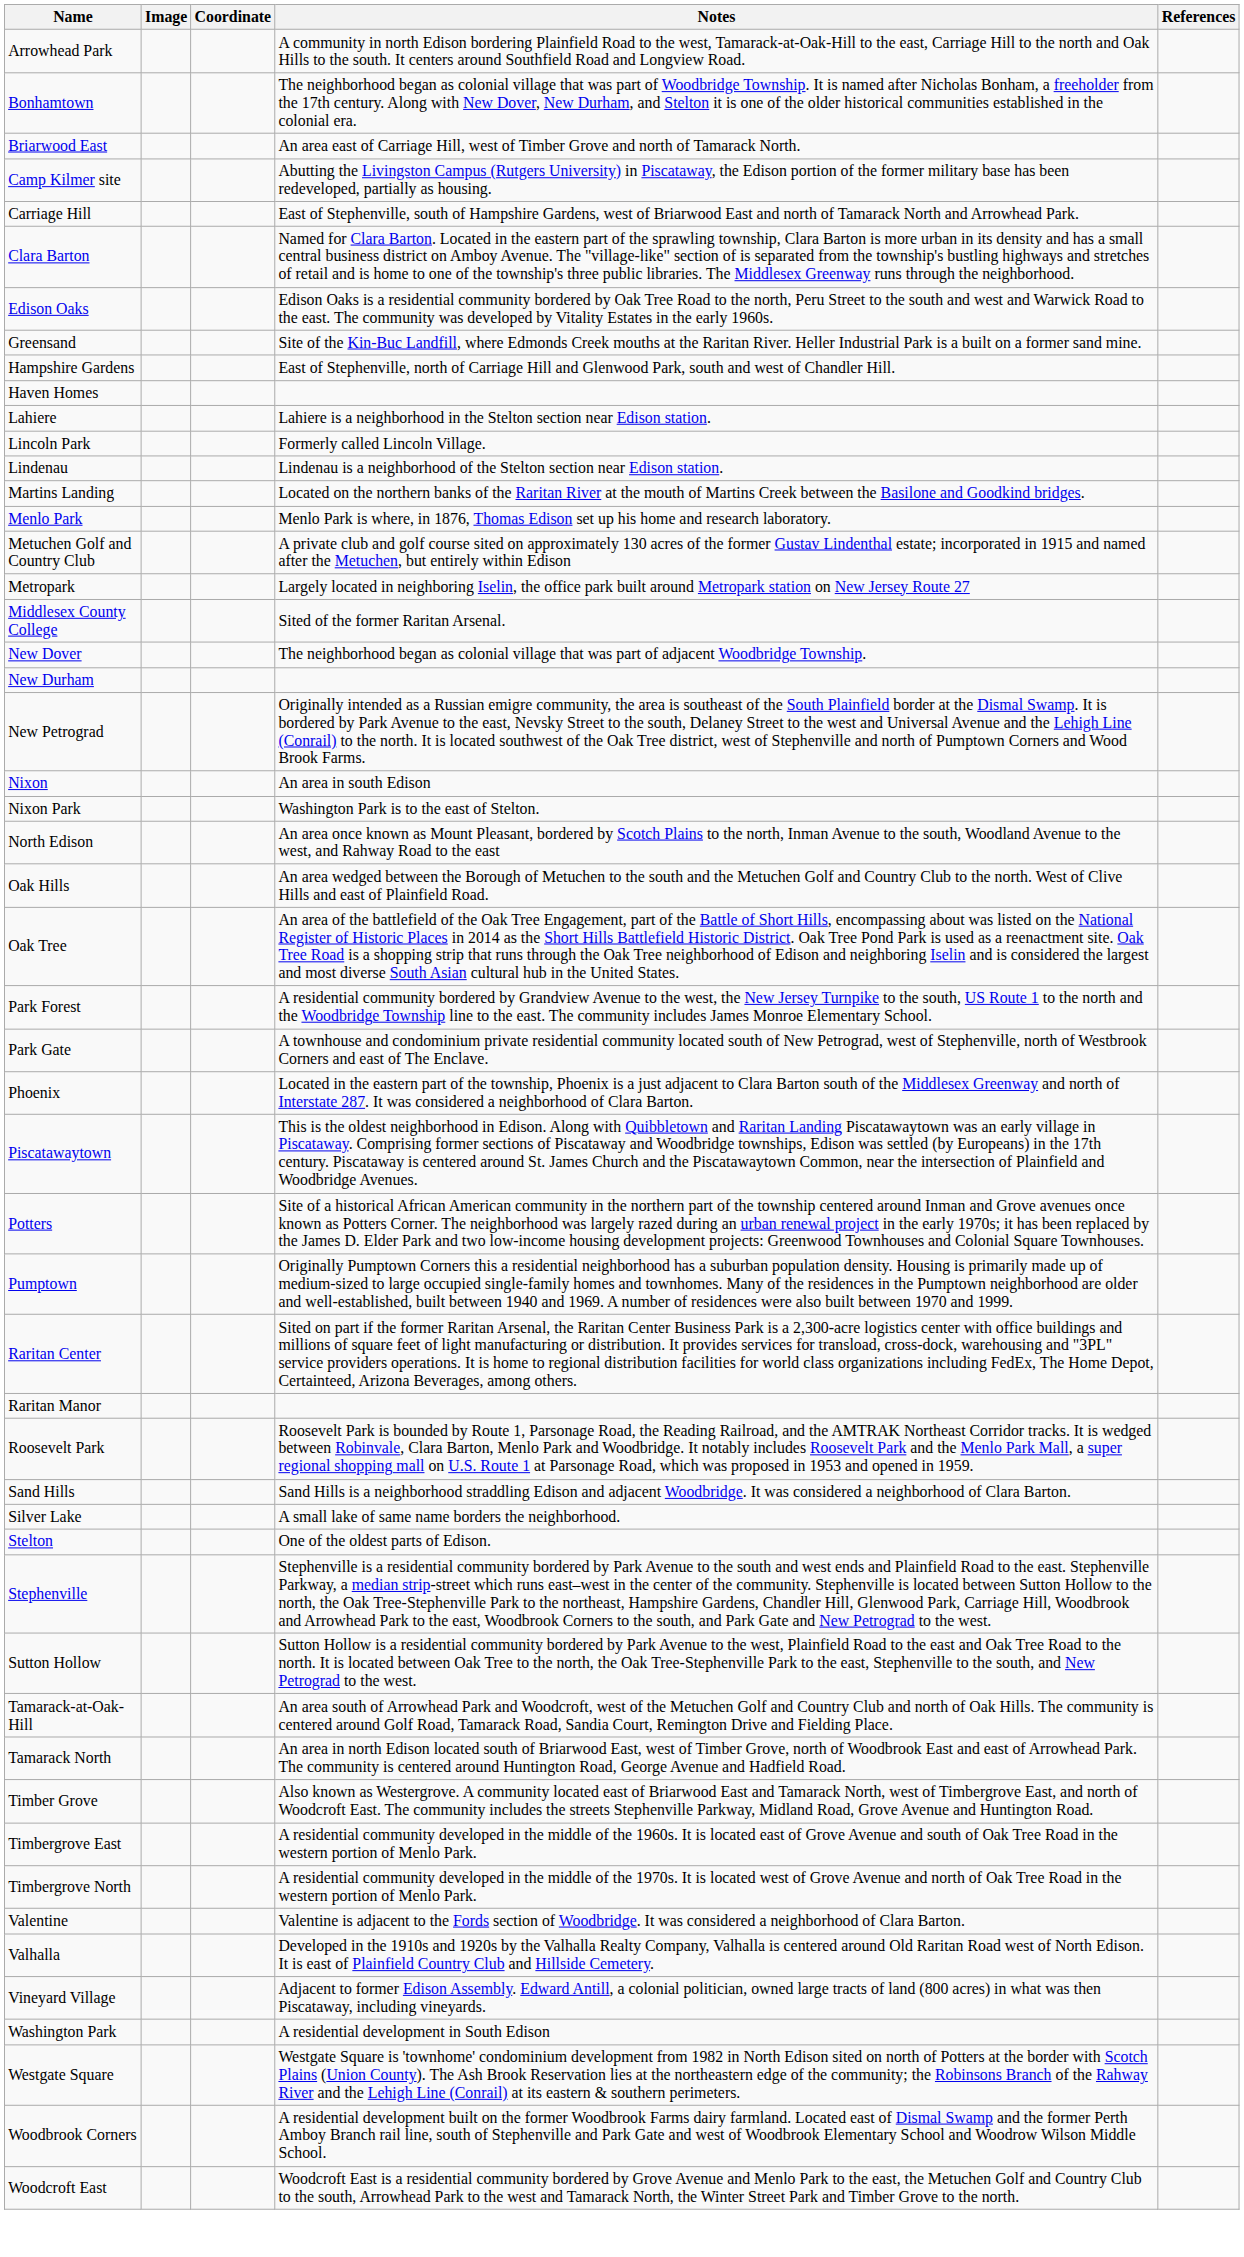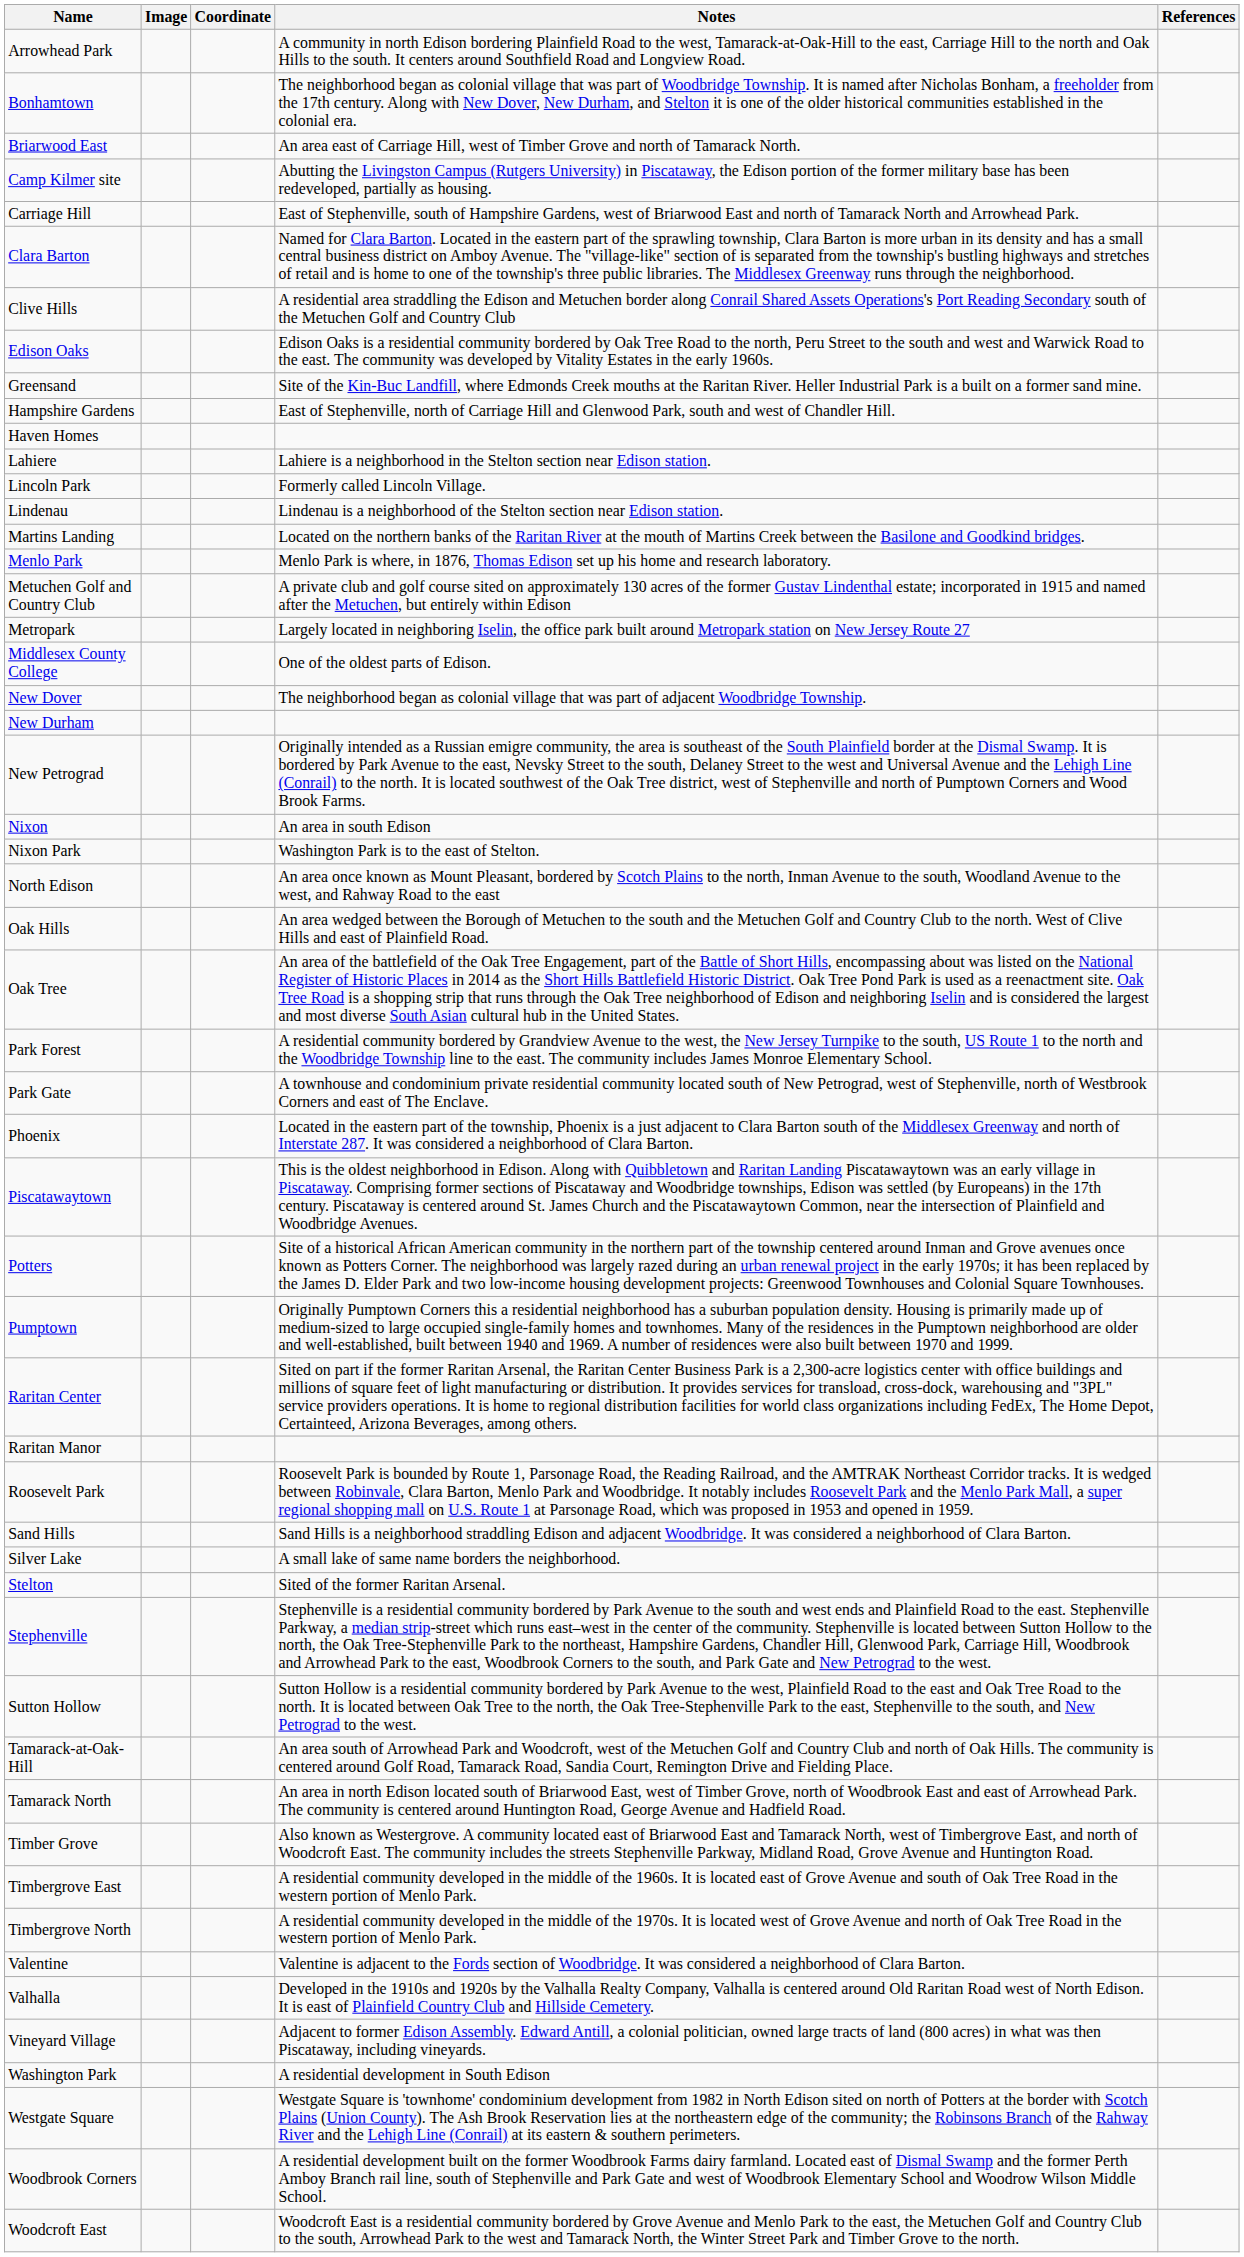+ row: (43, 308)
(392, 620) Sited of the former Raritan Arsenal. -> (385, 663) One of the oldest parts of Edison.
(385, 1541) One of the oldest parts of Edison. -> (392, 1584) Sited of the former Raritan Arsenal.
